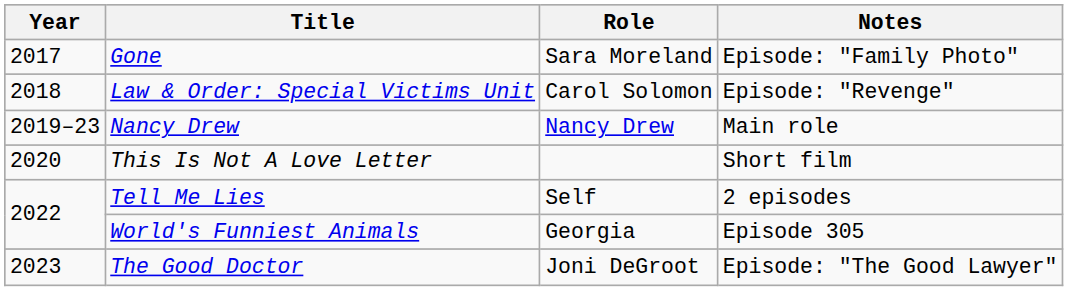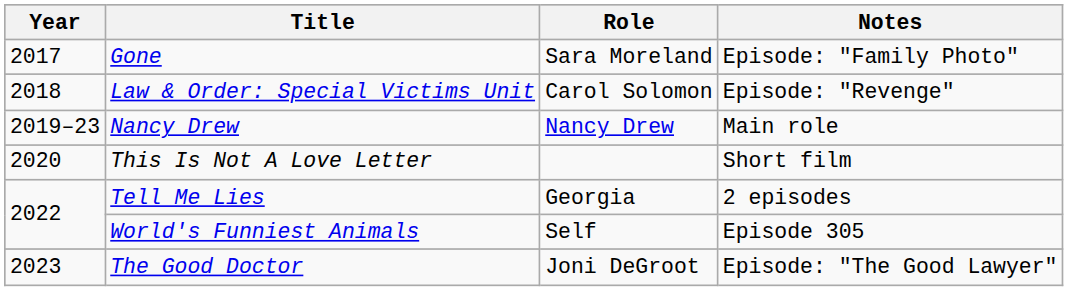(571, 197) Self -> (590, 197) Georgia
(590, 232) Georgia -> (571, 232) Self
